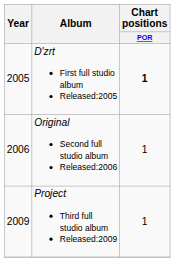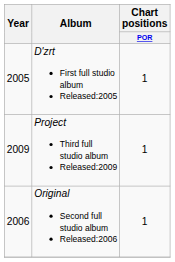(145, 79) bold -> (145, 79) normal
rows swapped: (76, 145) <-> (76, 216)
